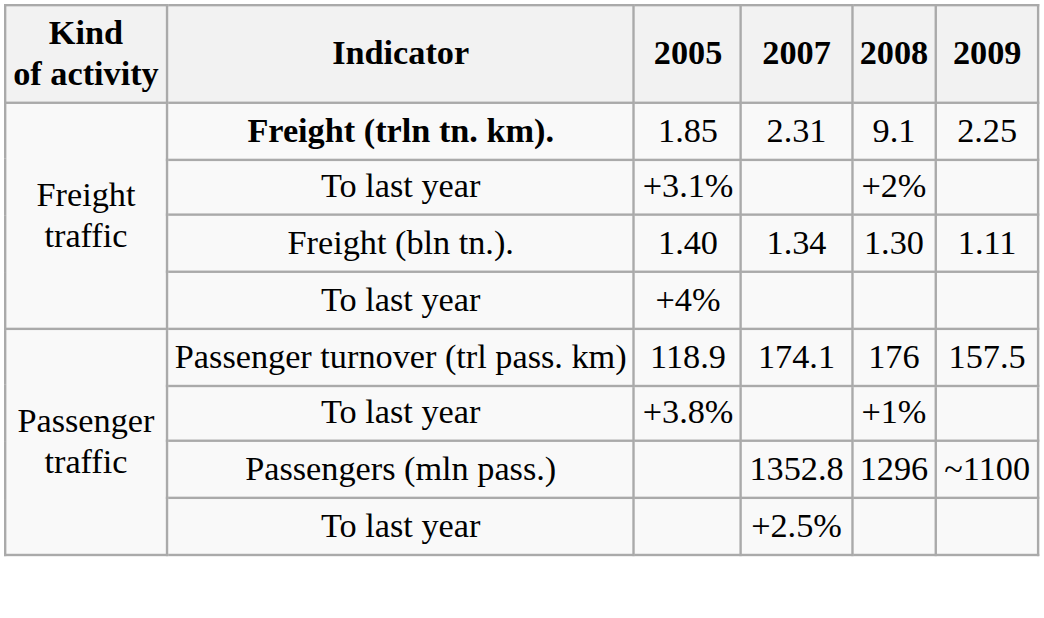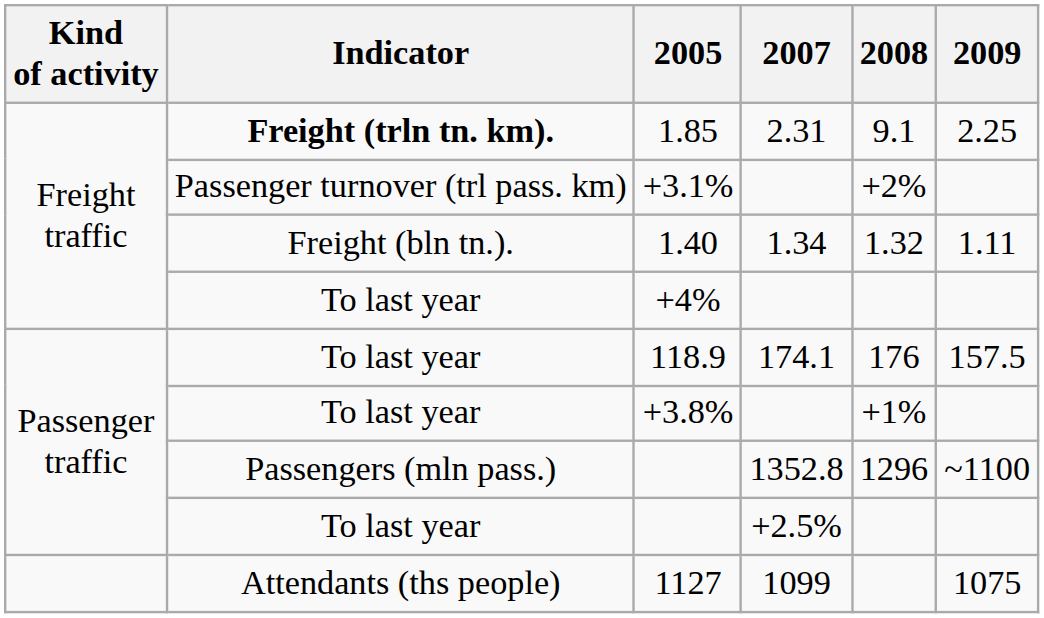(401, 186) To last year -> (401, 186) Passenger turnover (trl pass. km)
(894, 243) 1.30 -> (894, 243) 1.32
(401, 356) Passenger turnover (trl pass. km) -> (401, 356) To last year
+ row: (688, 582)
